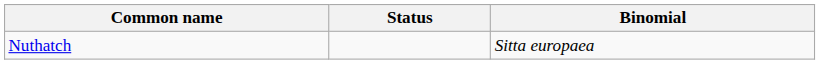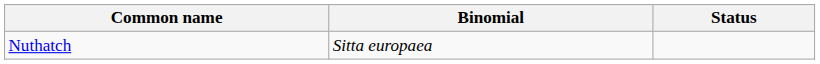columns swapped: (653, 18) <-> (410, 18)
